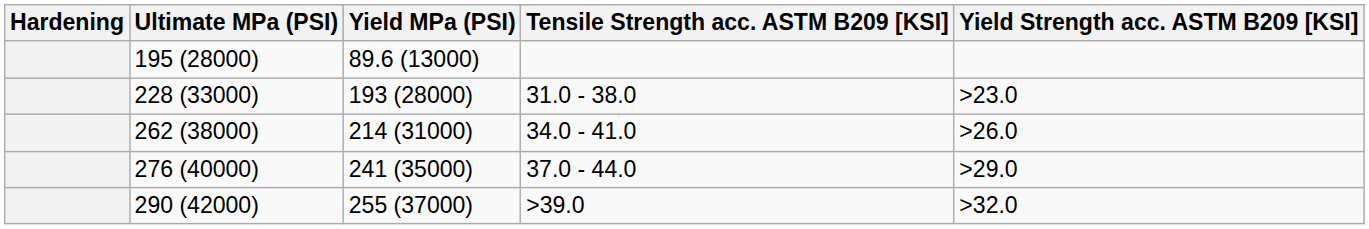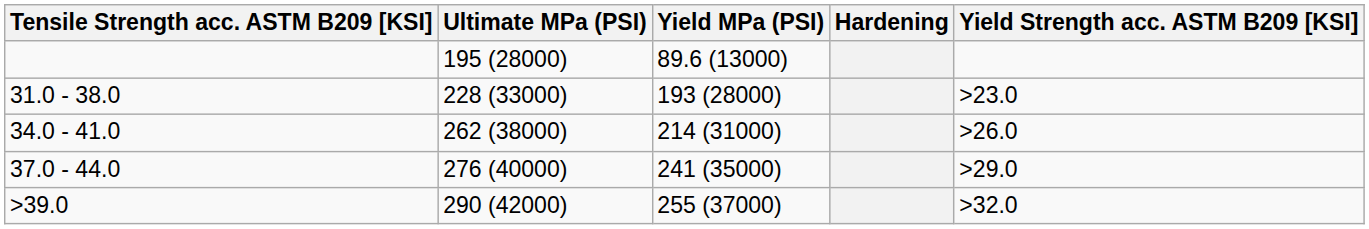columns swapped: (67, 22) <-> (738, 22)
